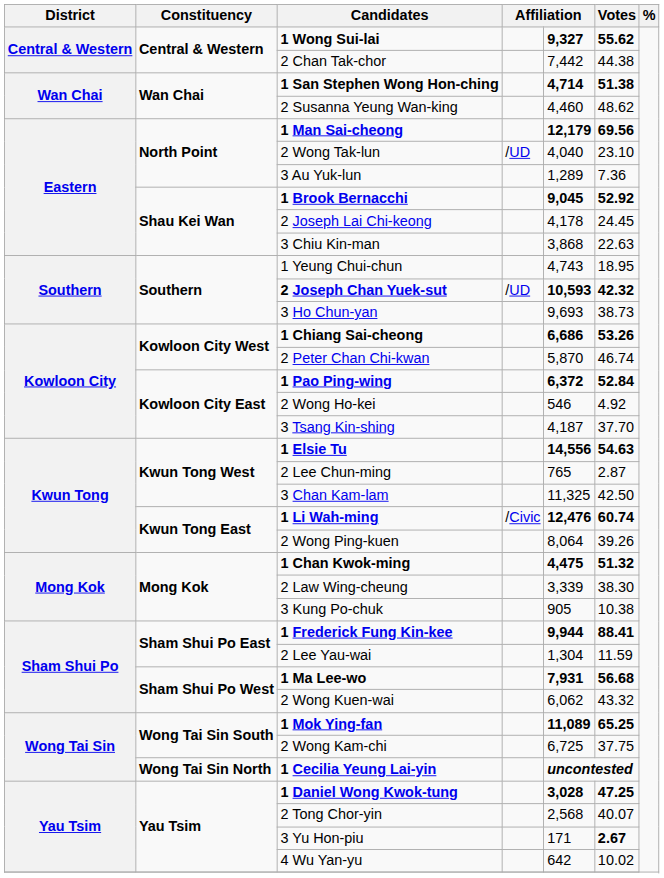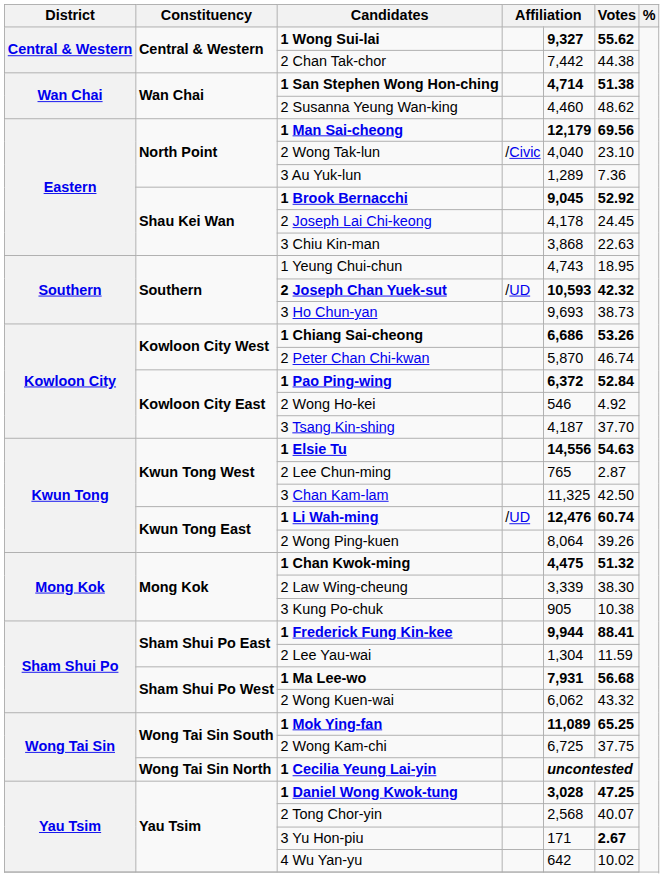(518, 152) /UD -> (523, 152) /Civic
(523, 518) /Civic -> (518, 518) /UD
